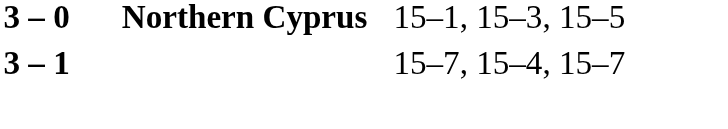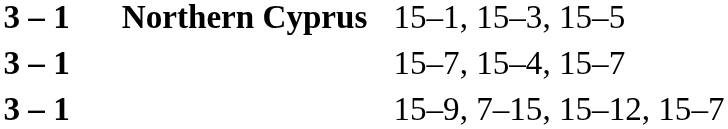(37, 16) 3 – 0 -> (37, 16) 3 – 1
+ row: (559, 108)
